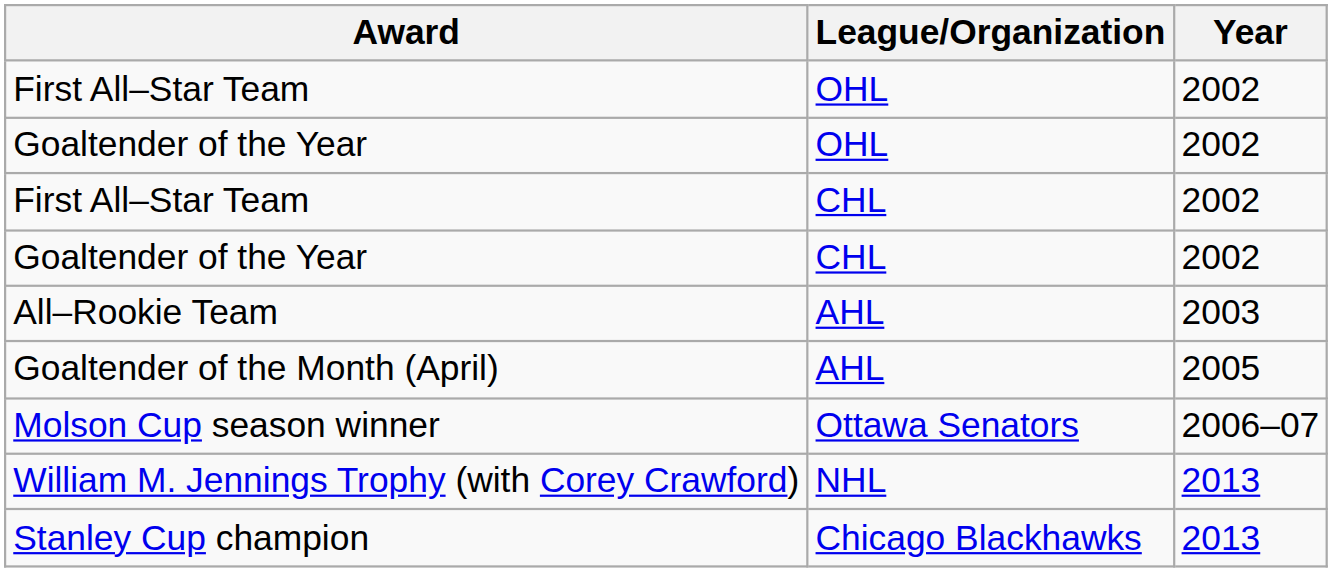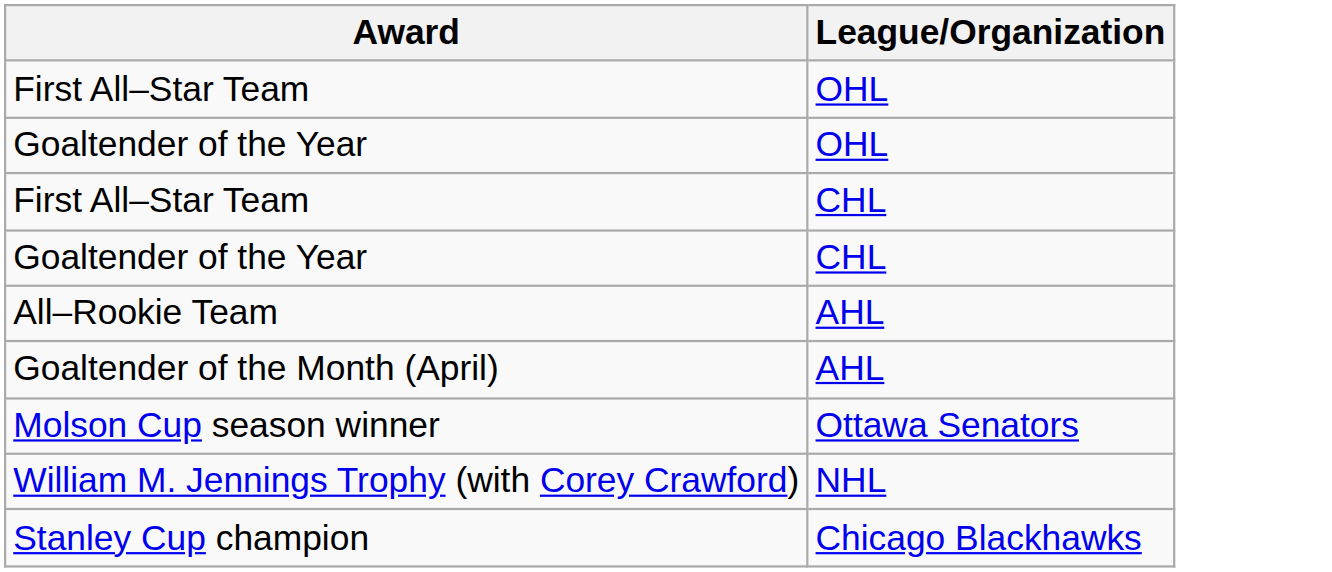- column: (1250, 32)
